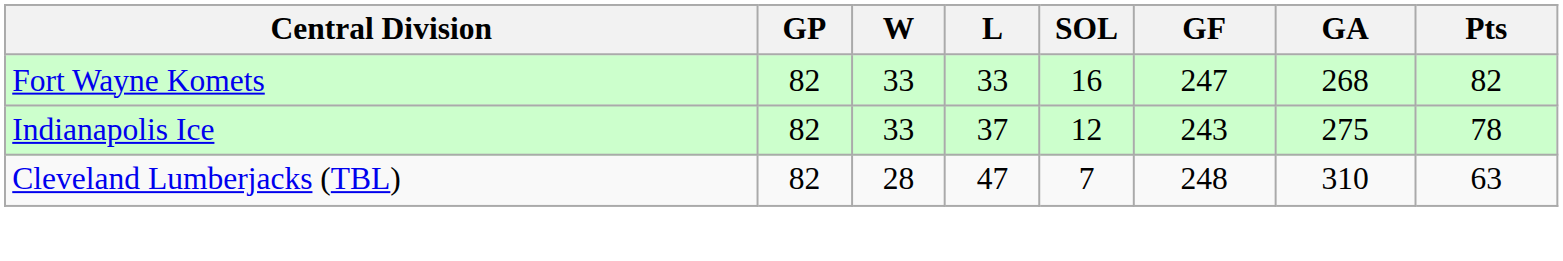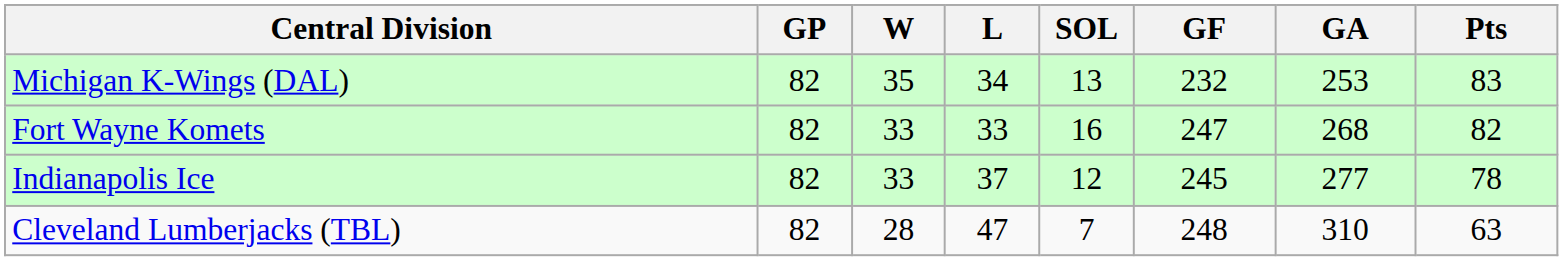+ row: (181, 79)
(1204, 129) 243 -> (1204, 179) 245
(1345, 129) 275 -> (1345, 179) 277
